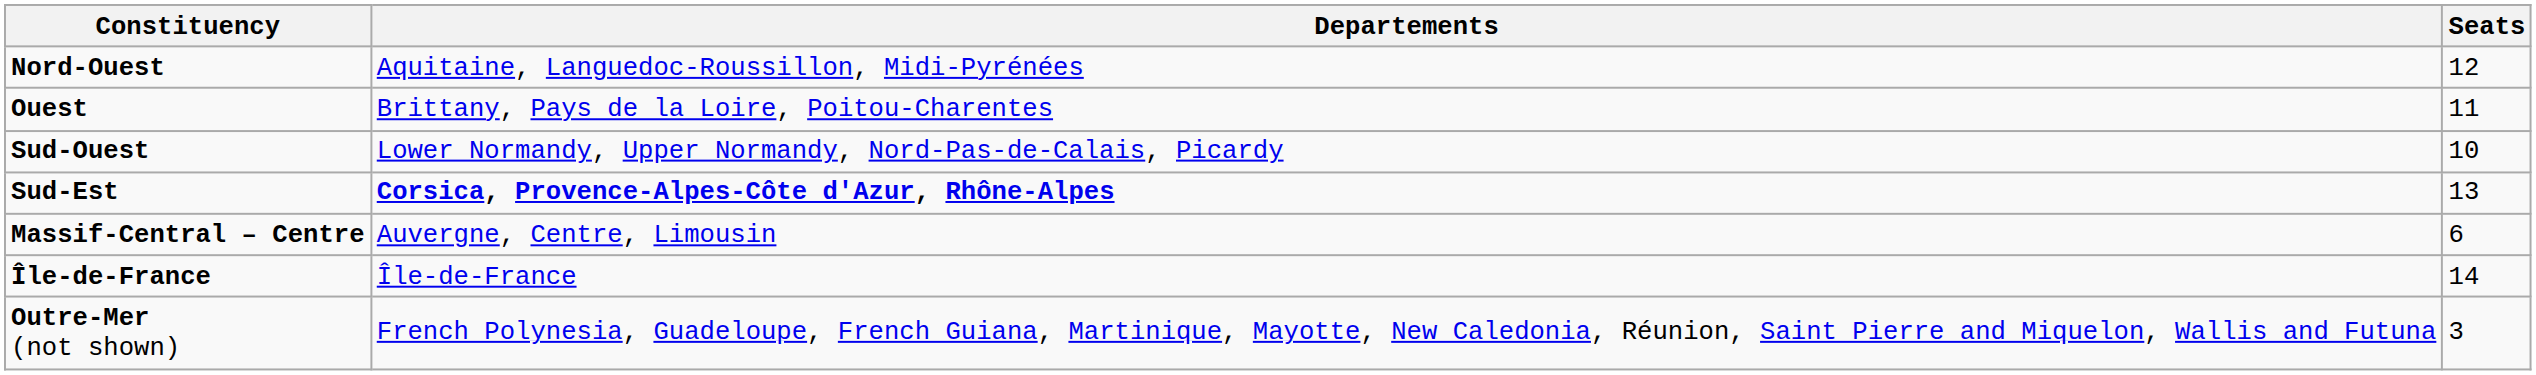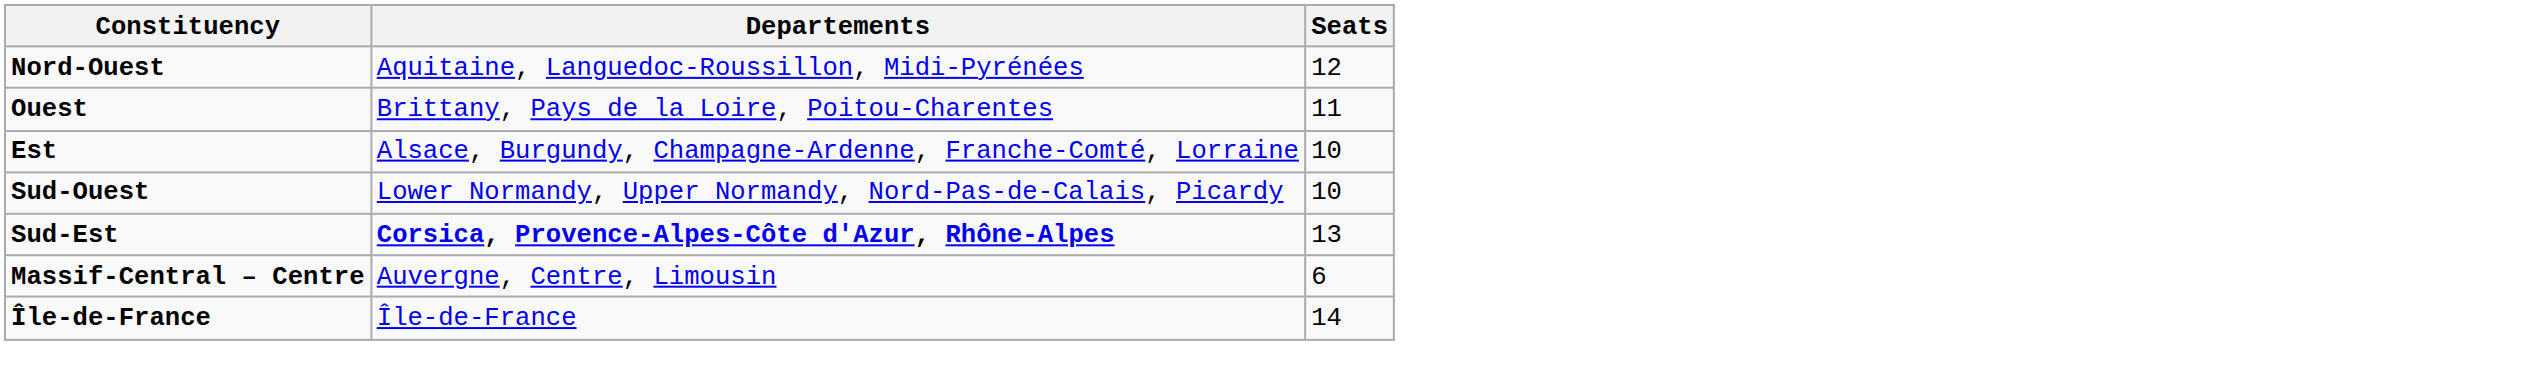+ row: (34, 151)
- row: (96, 333)
